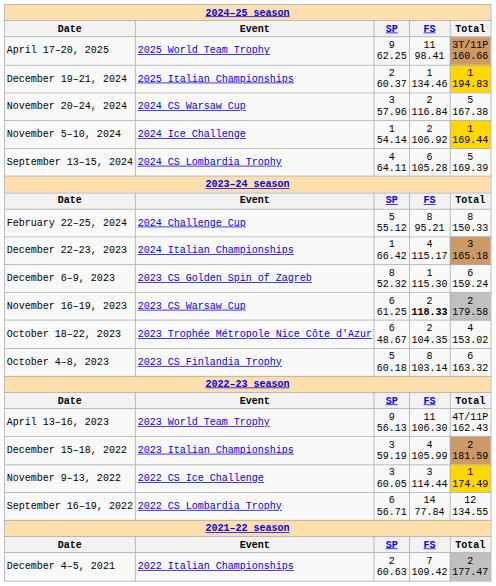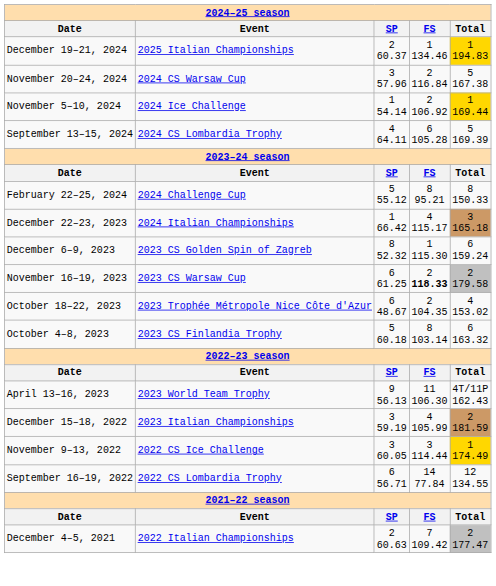- row: (58, 51)
